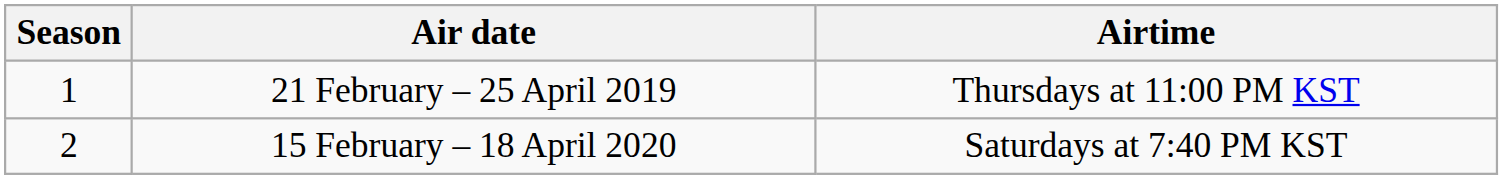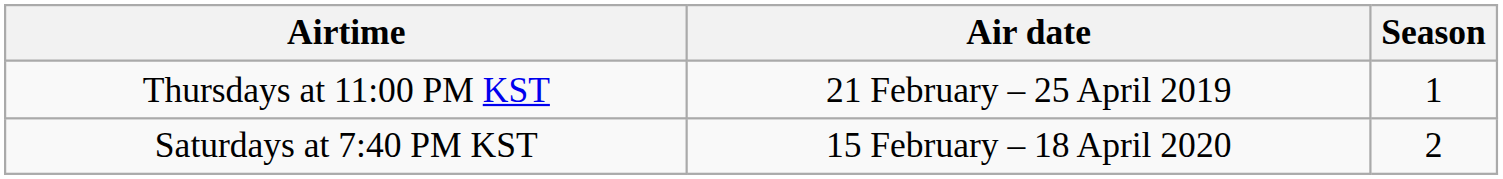columns swapped: (69, 32) <-> (1156, 32)
